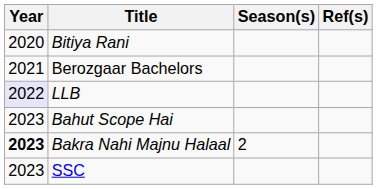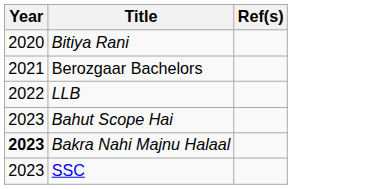- column: (276, 17)
(26, 94) lavender background -> (26, 94) no background
